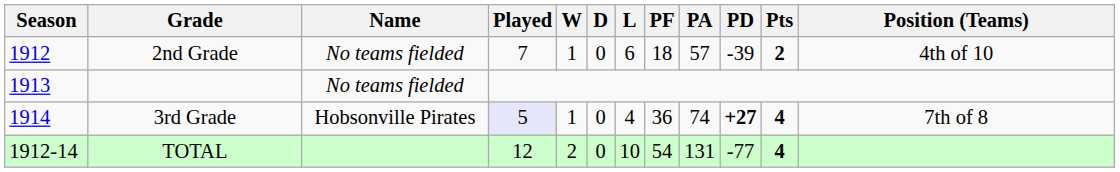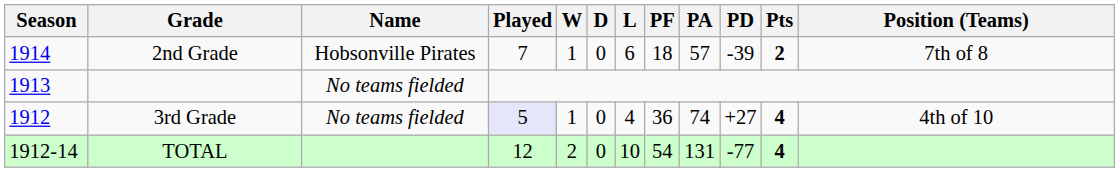(30, 53) 1912 -> (30, 53) 1914
(395, 53) No teams fielded -> (395, 53) Hobsonville Pirates
(956, 53) 4th of 10 -> (956, 53) 7th of 8
(30, 118) 1914 -> (30, 118) 1912
(395, 118) Hobsonville Pirates -> (395, 118) No teams fielded
(740, 118) bold -> (741, 118) normal
(956, 118) 7th of 8 -> (956, 118) 4th of 10
